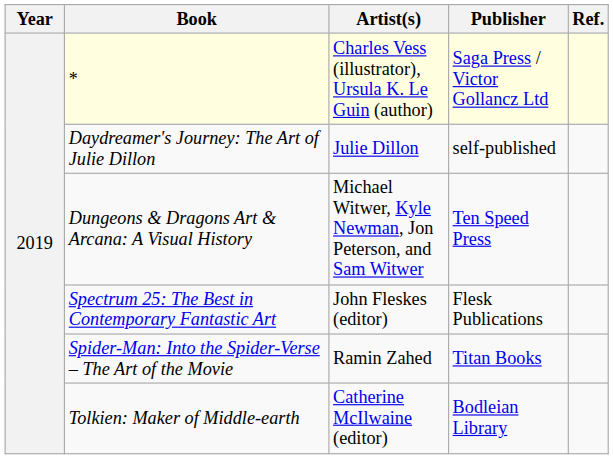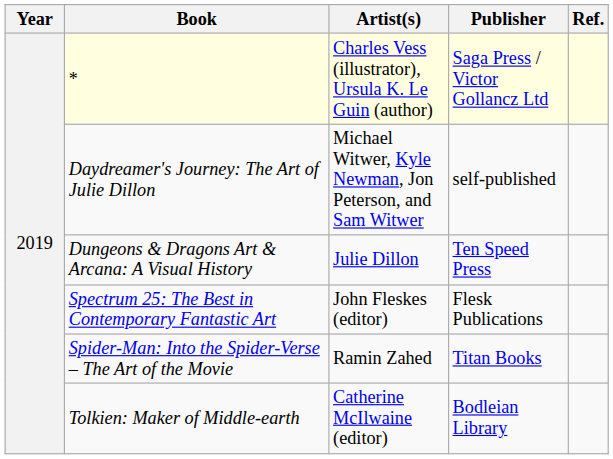(376, 148) Julie Dillon -> (383, 179) Michael Witwer, Kyle Newman, Jon Peterson, and Sam Witwer
(383, 228) Michael Witwer, Kyle Newman, Jon Peterson, and Sam Witwer -> (376, 259) Julie Dillon
